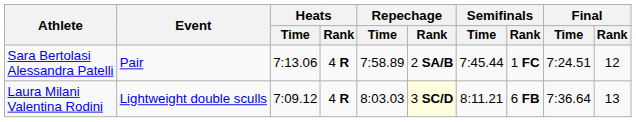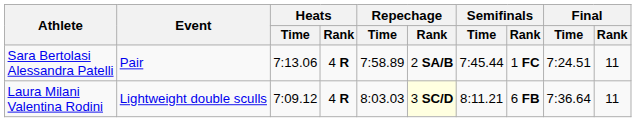(612, 63) 12 -> (612, 63) 11
(612, 99) 13 -> (612, 99) 11
